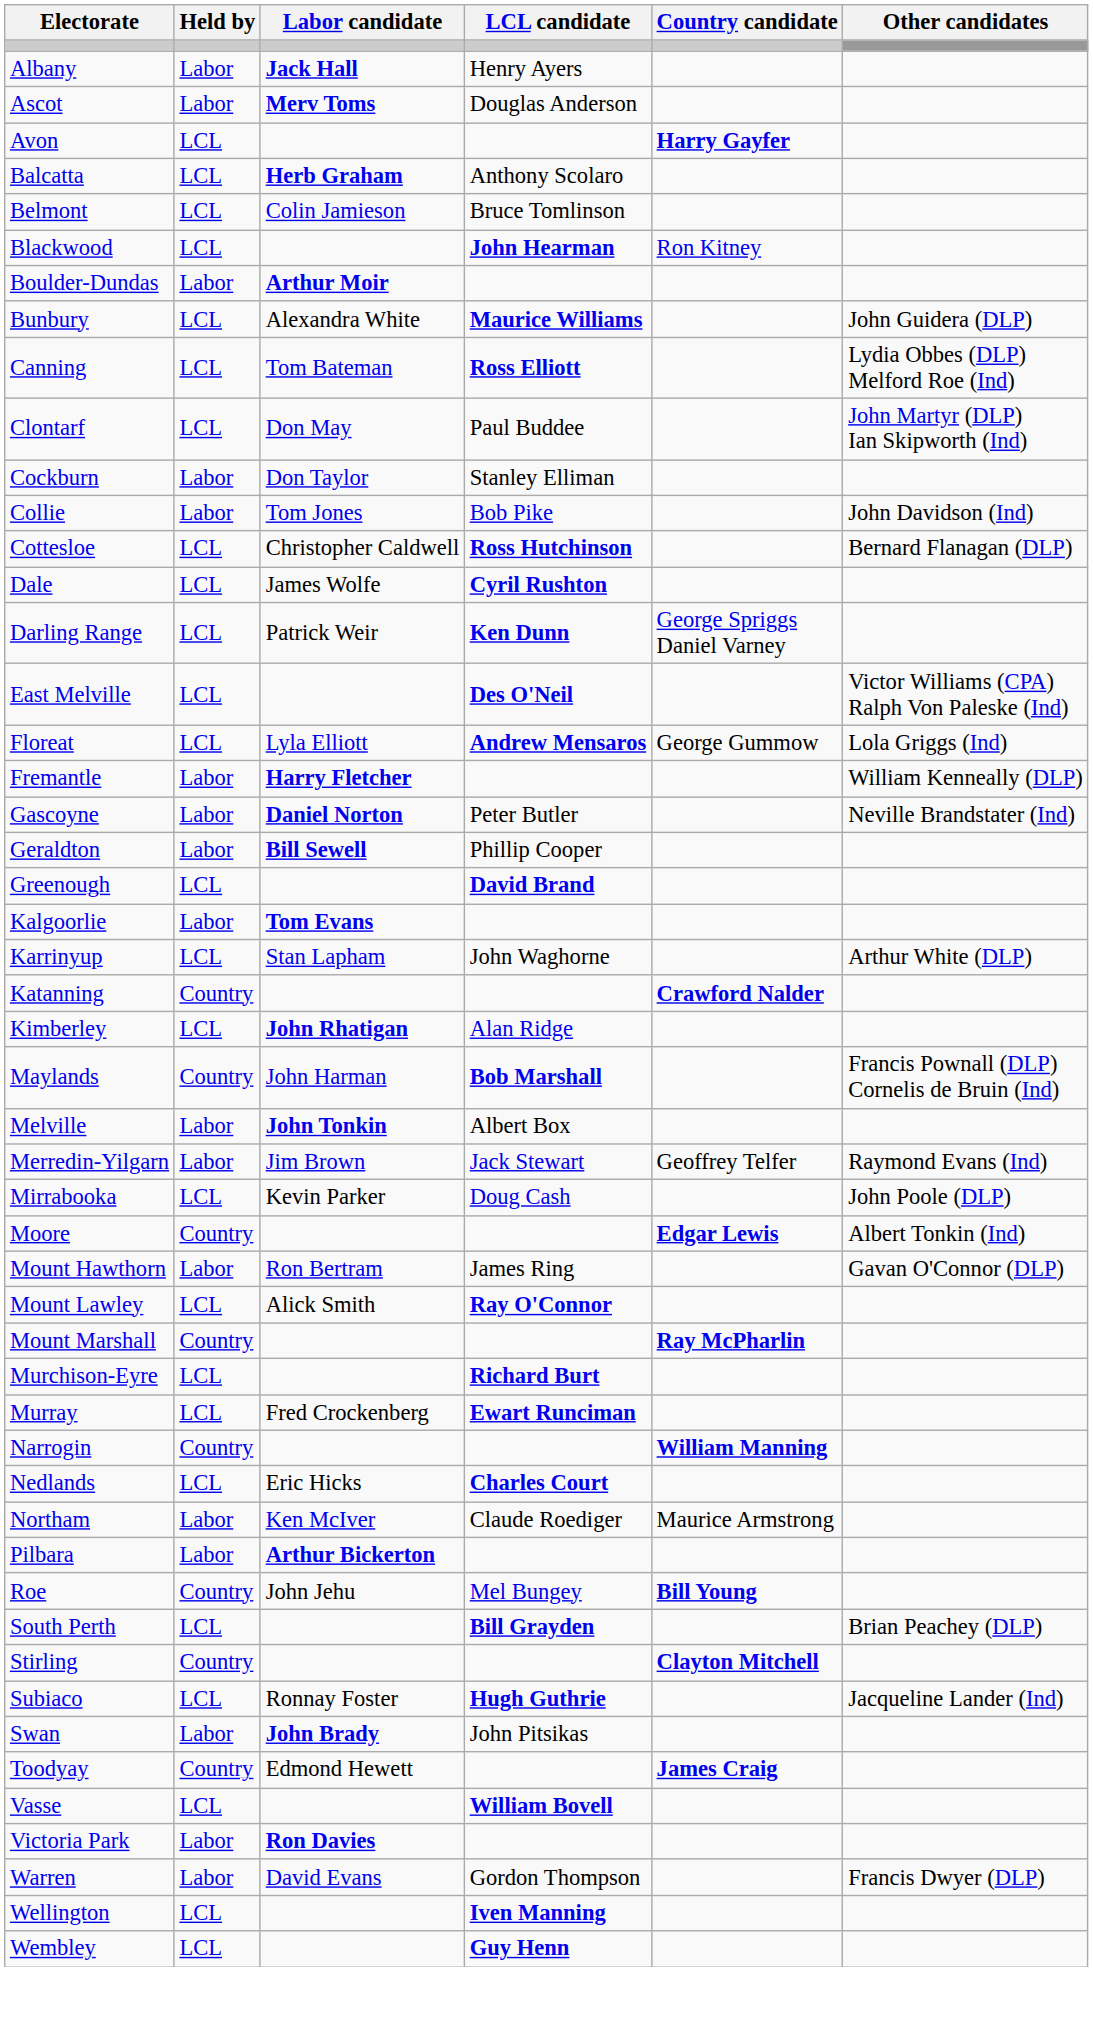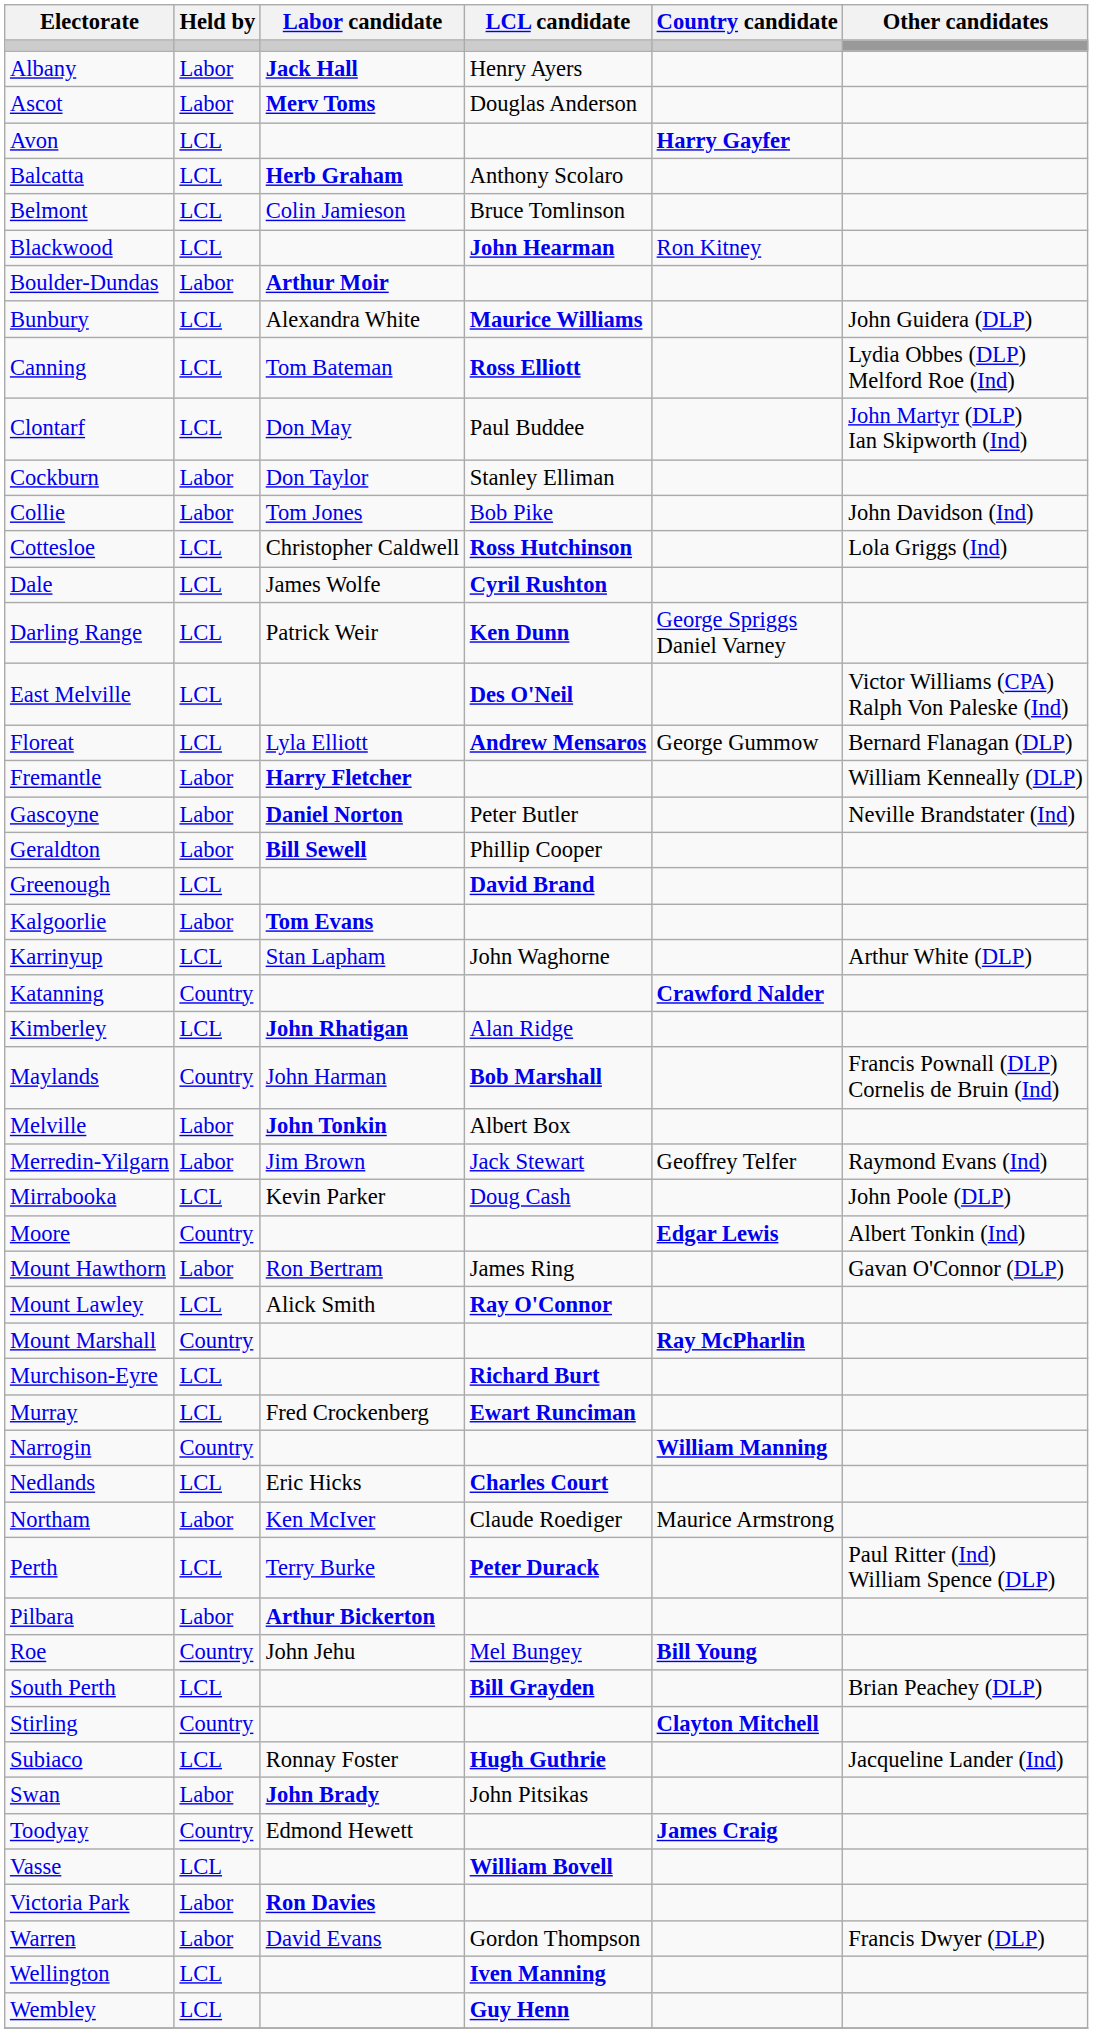(960, 548) Bernard Flanagan (DLP) -> (928, 548) Lola Griggs (Ind)
(928, 742) Lola Griggs (Ind) -> (960, 742) Bernard Flanagan (DLP)
+ row: (34, 1567)
